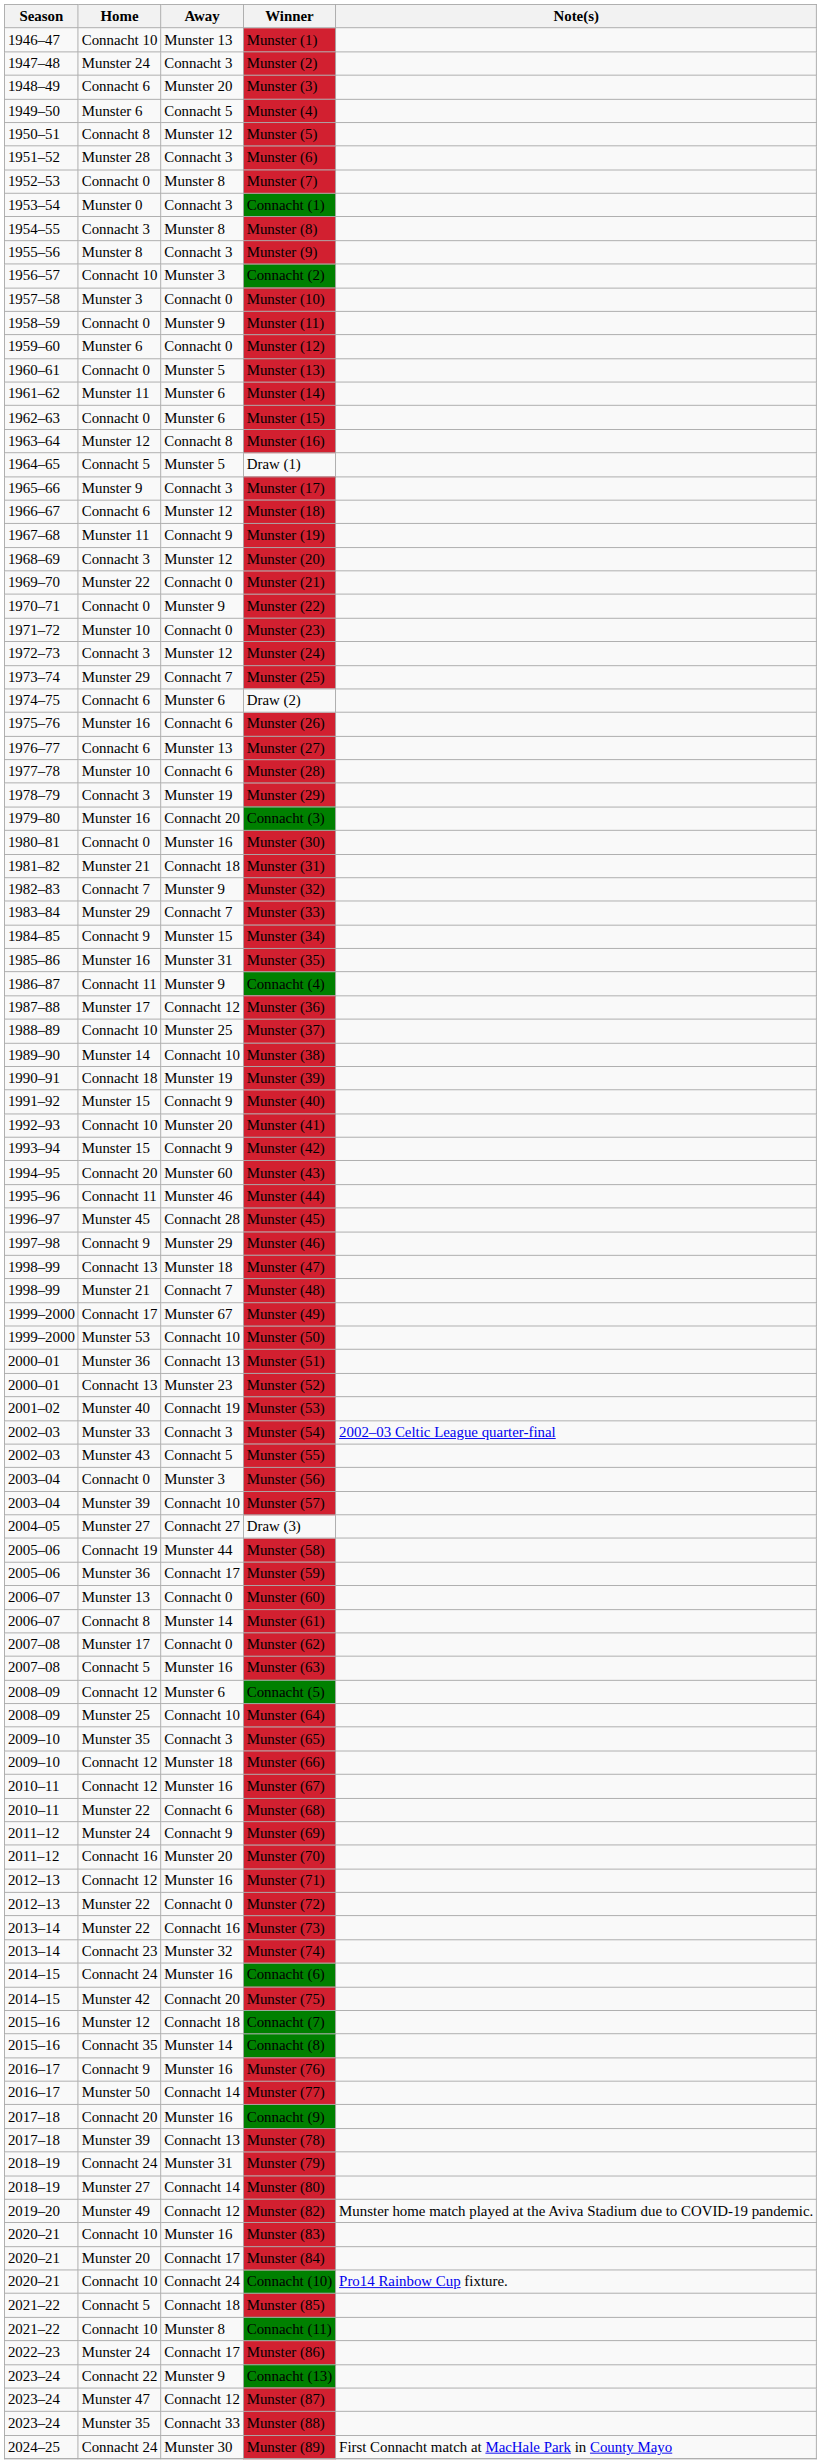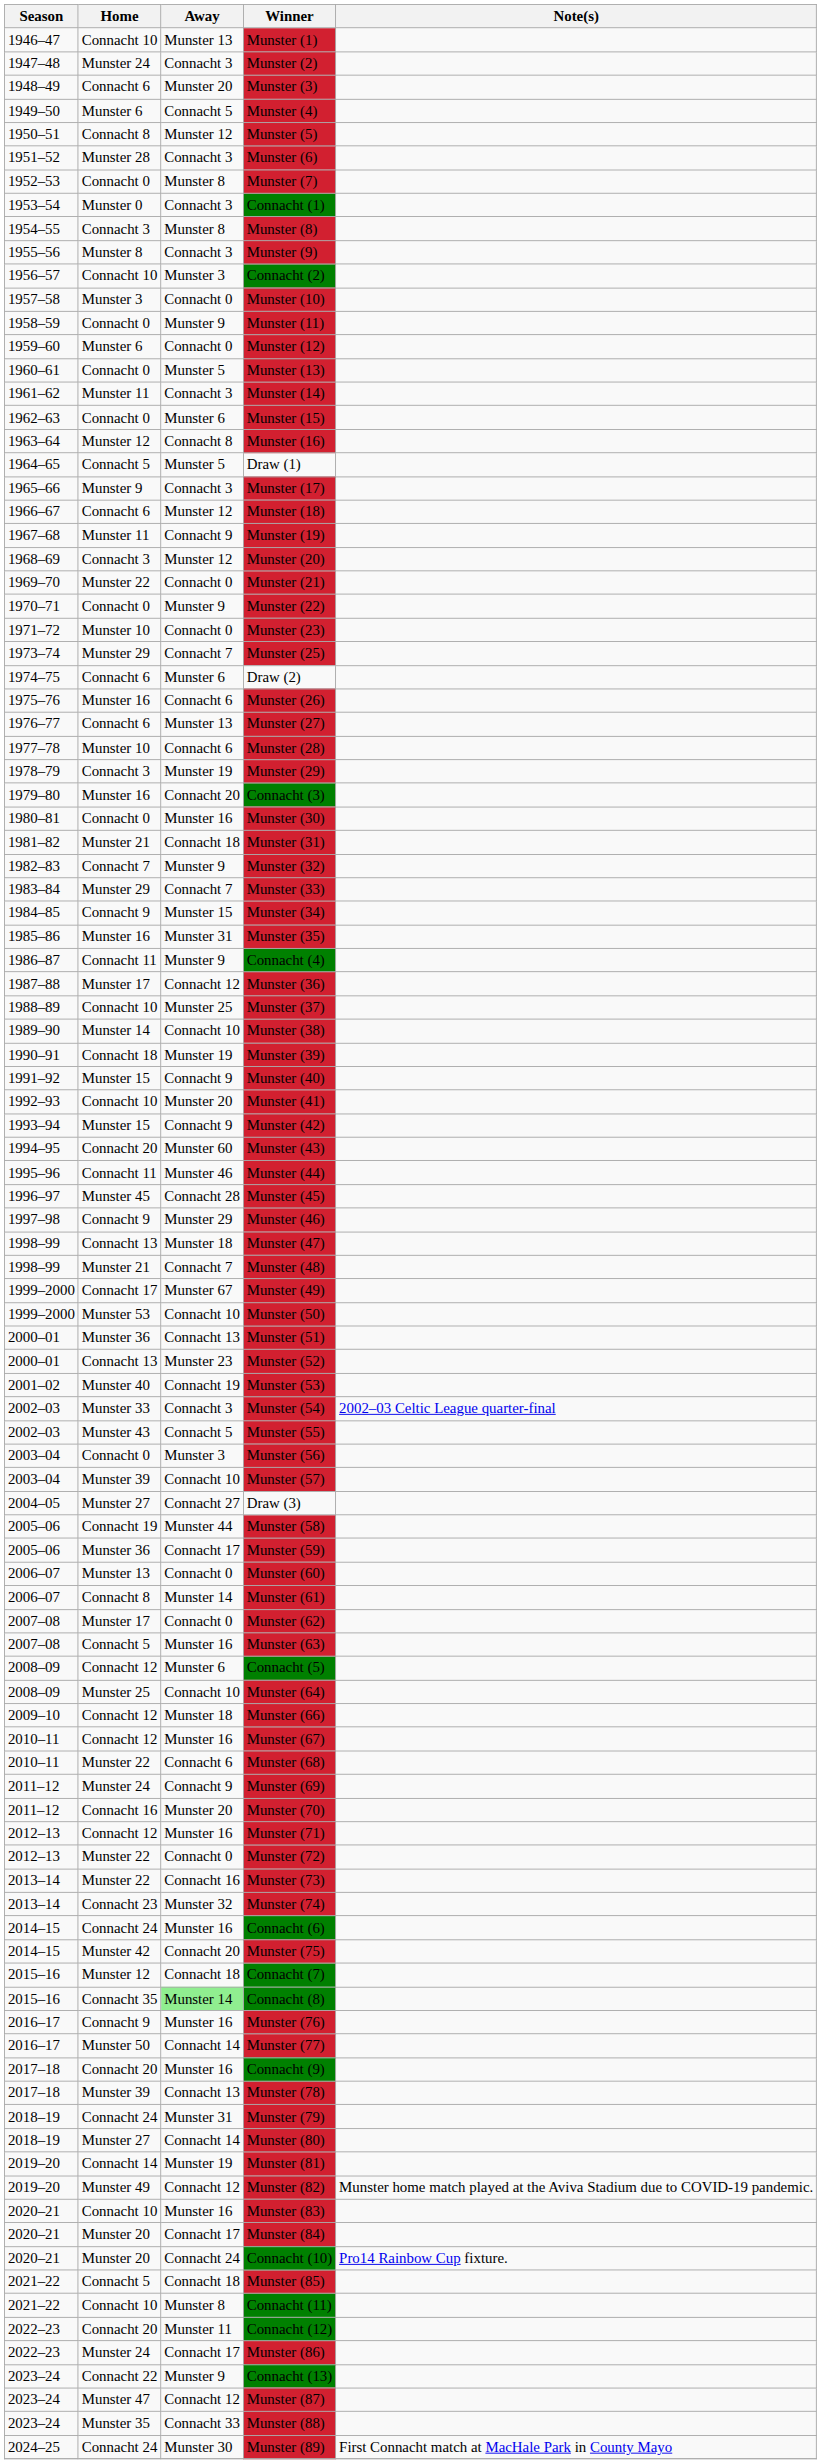(195, 393) Munster 6 -> (198, 393) Connacht 3
- row: (286, 653)
- row: (286, 1739)
(198, 2045) no background -> (198, 1998) lightgreen background
+ row: (286, 2163)
(120, 2281) Connacht 10 -> (116, 2258) Munster 20
+ row: (289, 2328)
